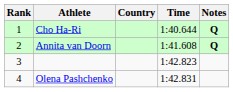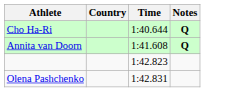- column: (19, 12)
